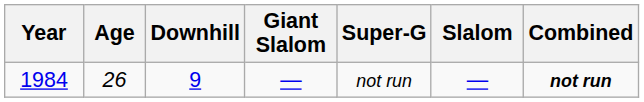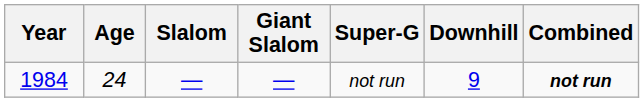columns swapped: (477, 33) <-> (195, 33)
(114, 79) 26 -> (114, 79) 24
